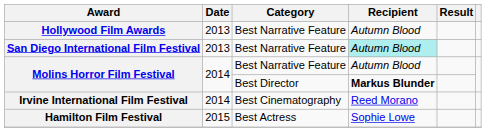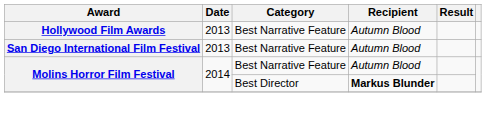(386, 48) paleturquoise background -> (386, 48) no background
- row: (104, 100)
- row: (104, 118)
